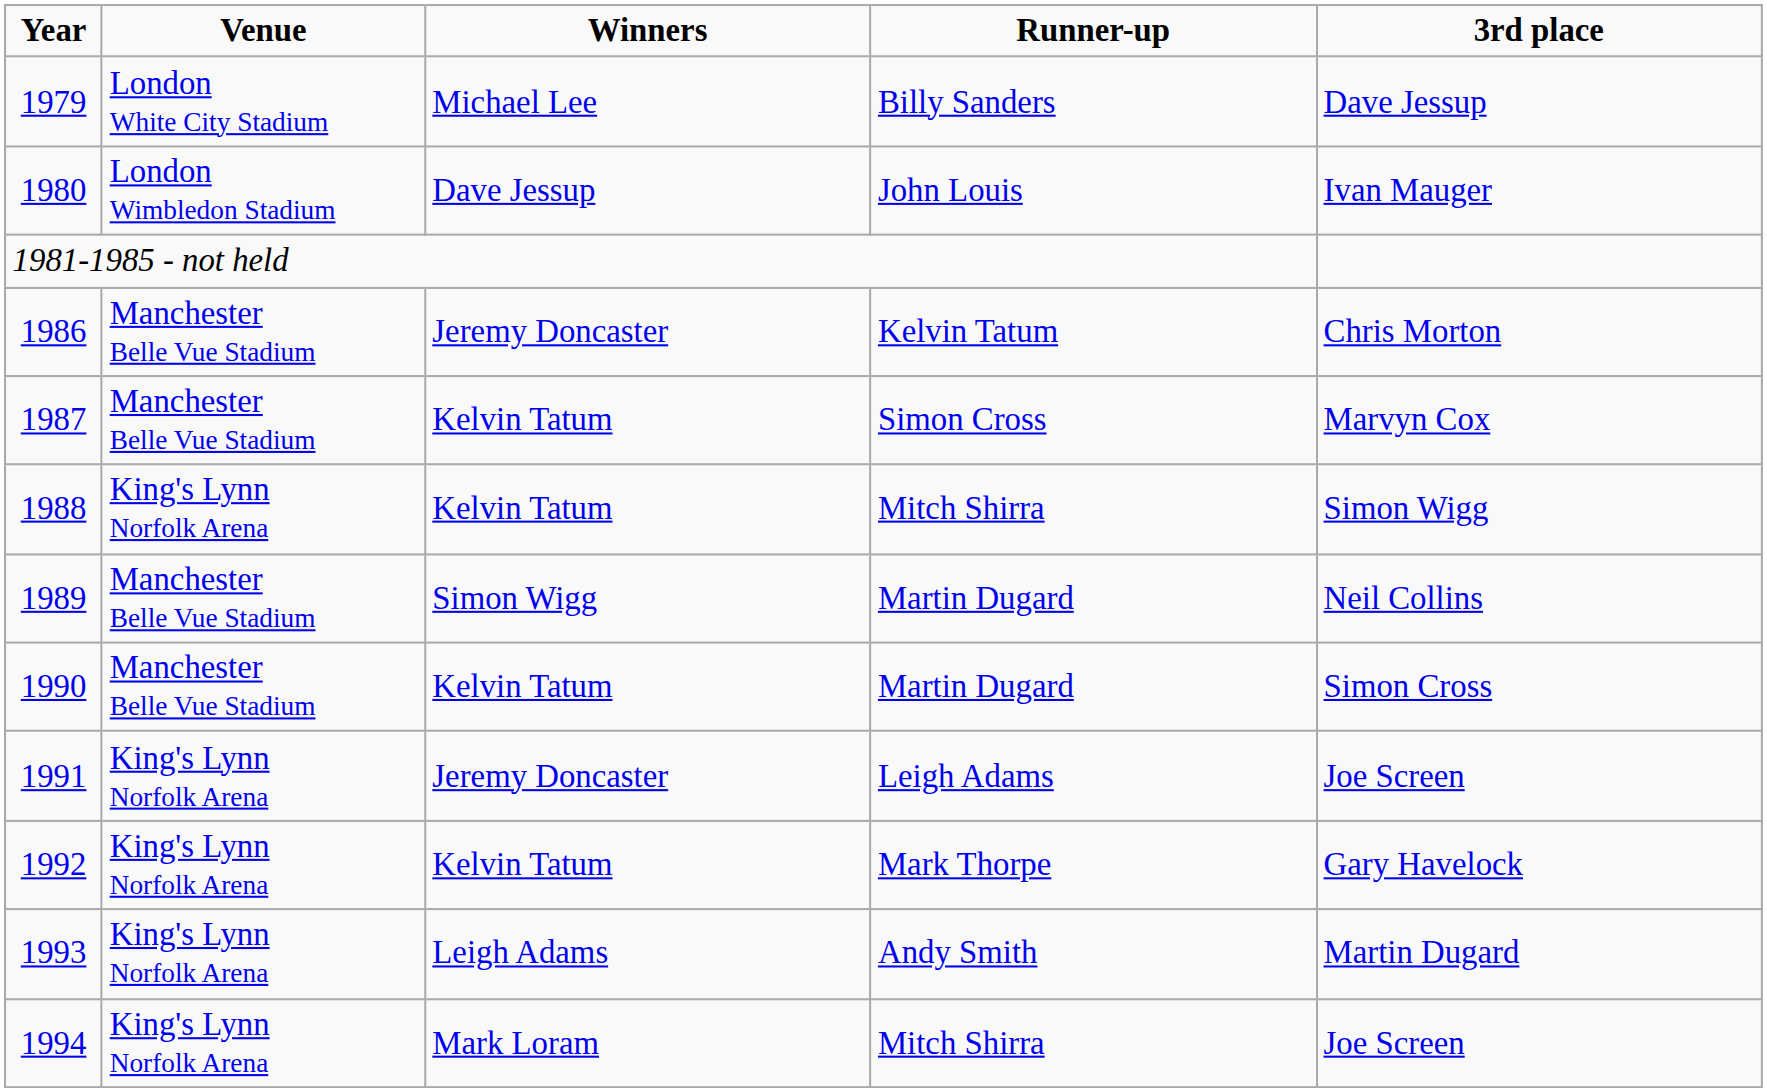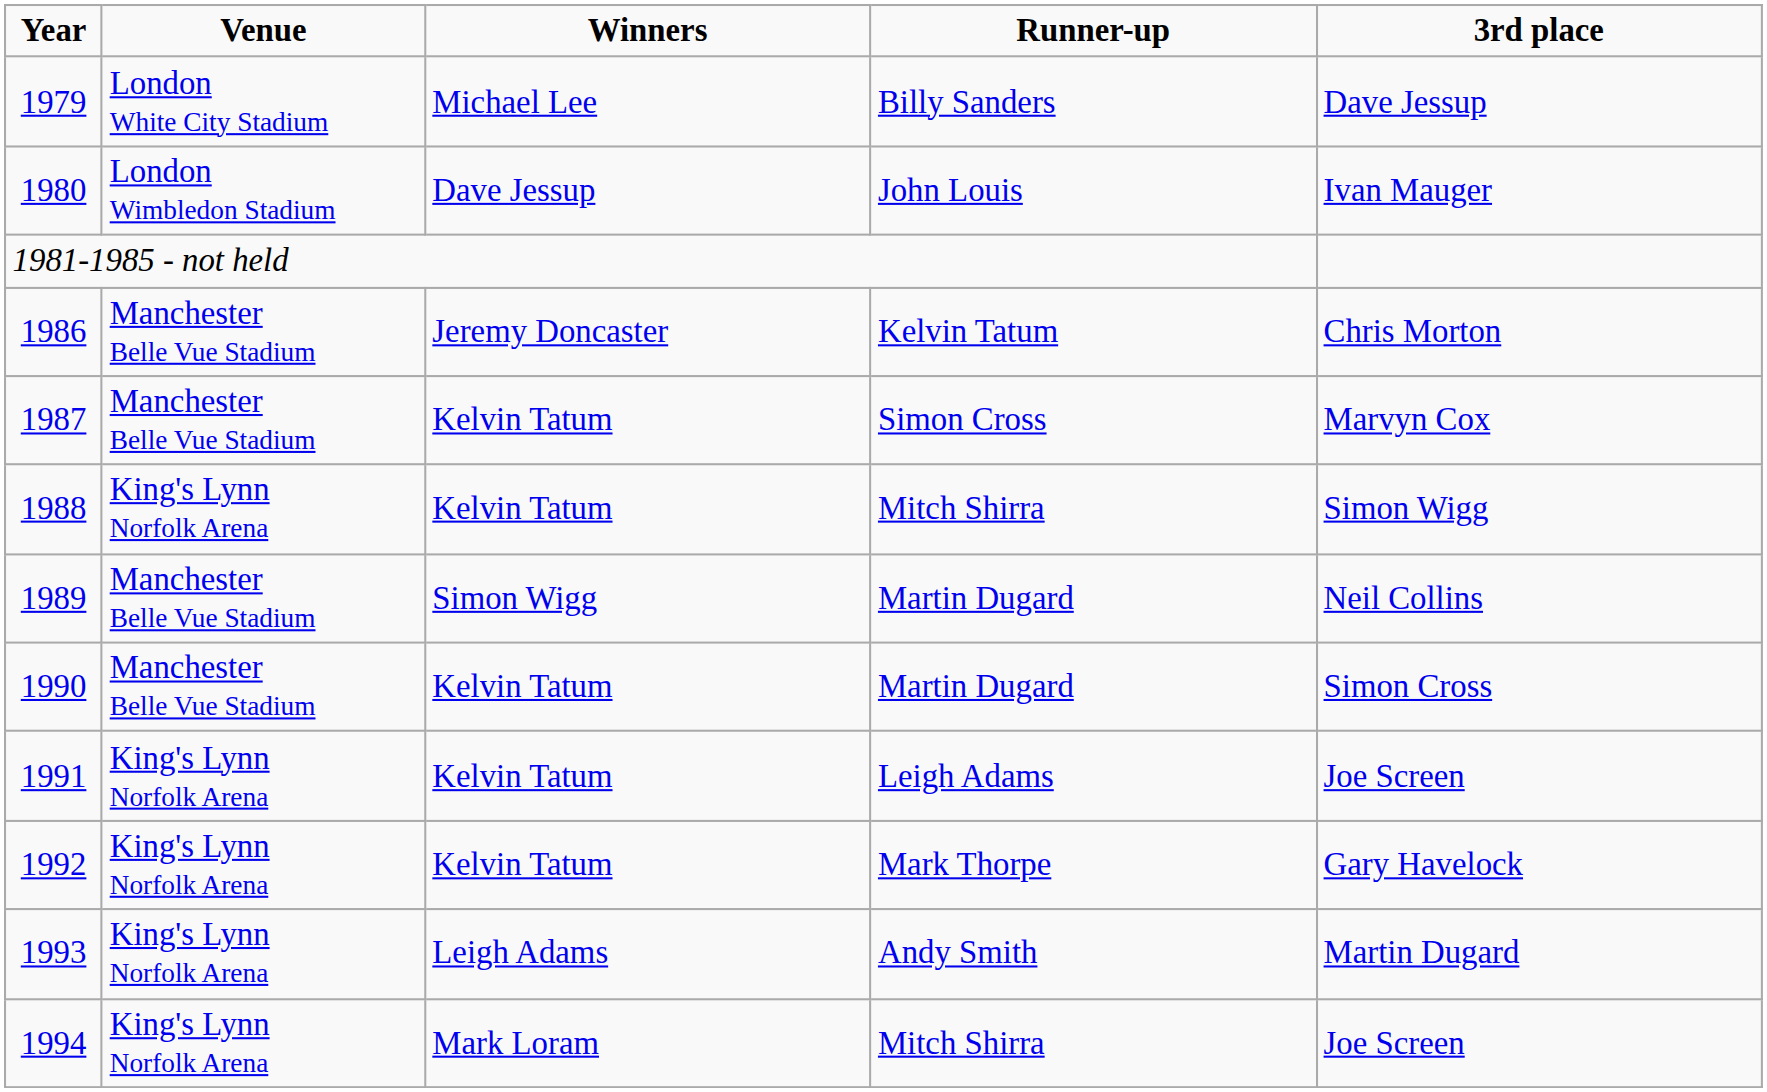(550, 775) Jeremy Doncaster -> (522, 775) Kelvin Tatum
